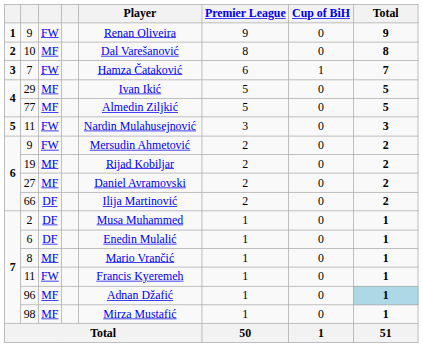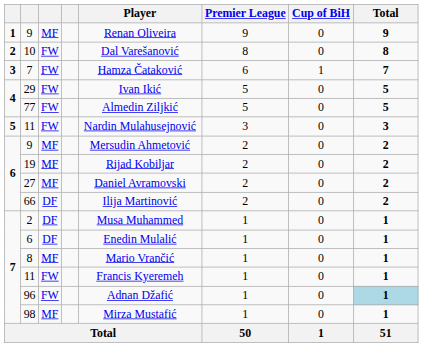(50, 32) FW -> (50, 32) MF
(50, 51) MF -> (50, 51) FW
(50, 88) MF -> (50, 88) FW
(50, 107) MF -> (50, 107) FW
(50, 145) FW -> (50, 145) MF
(50, 295) MF -> (50, 295) FW
